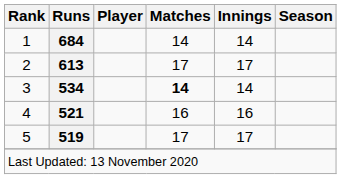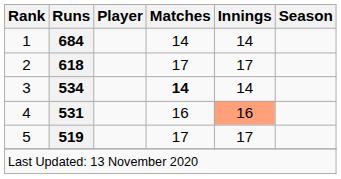(71, 64) 613 -> (71, 64) 618
(71, 112) 521 -> (71, 112) 531
(245, 112) no background -> (245, 112) lightsalmon background
